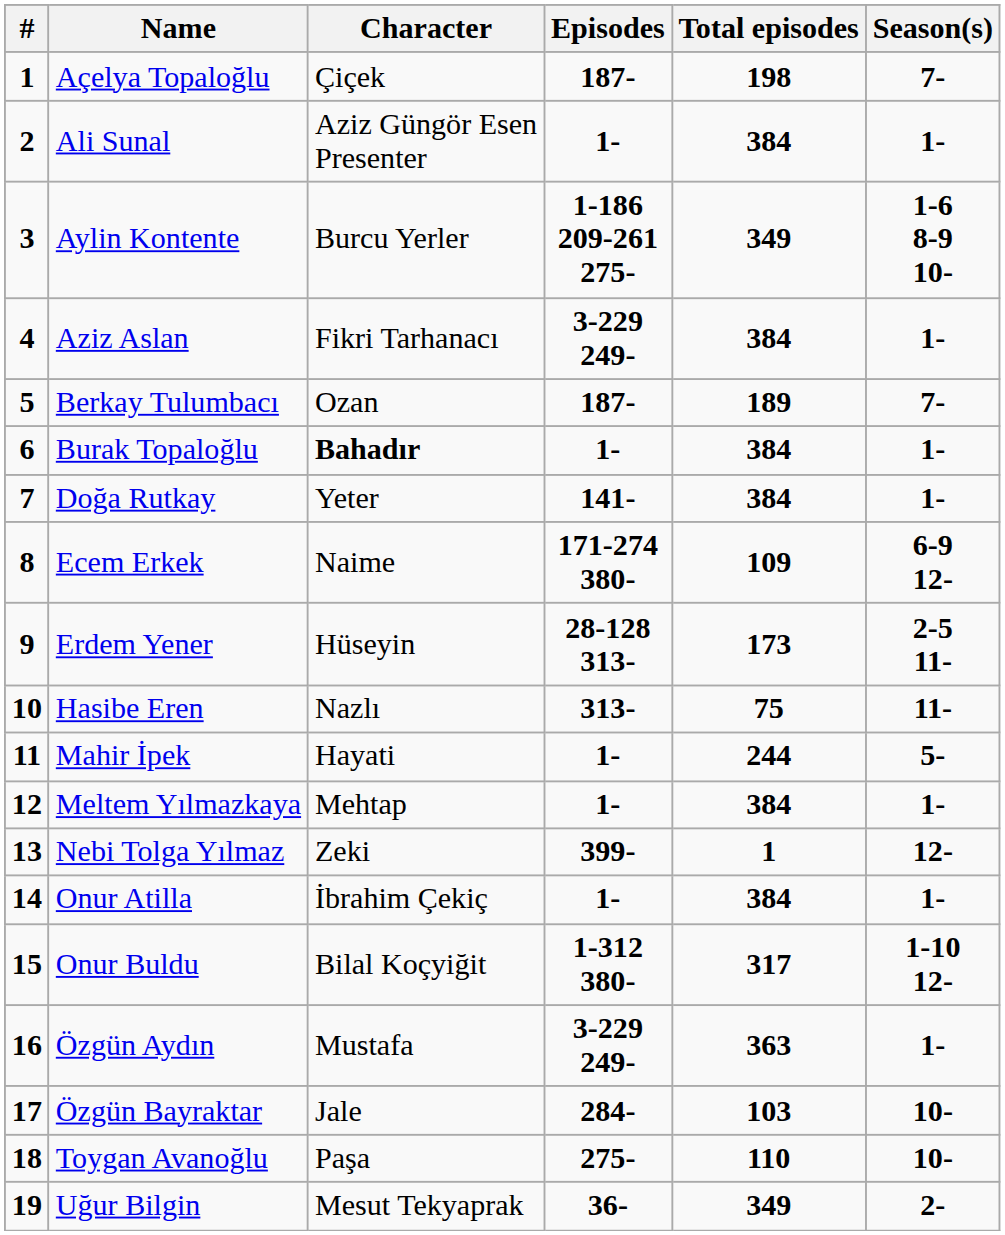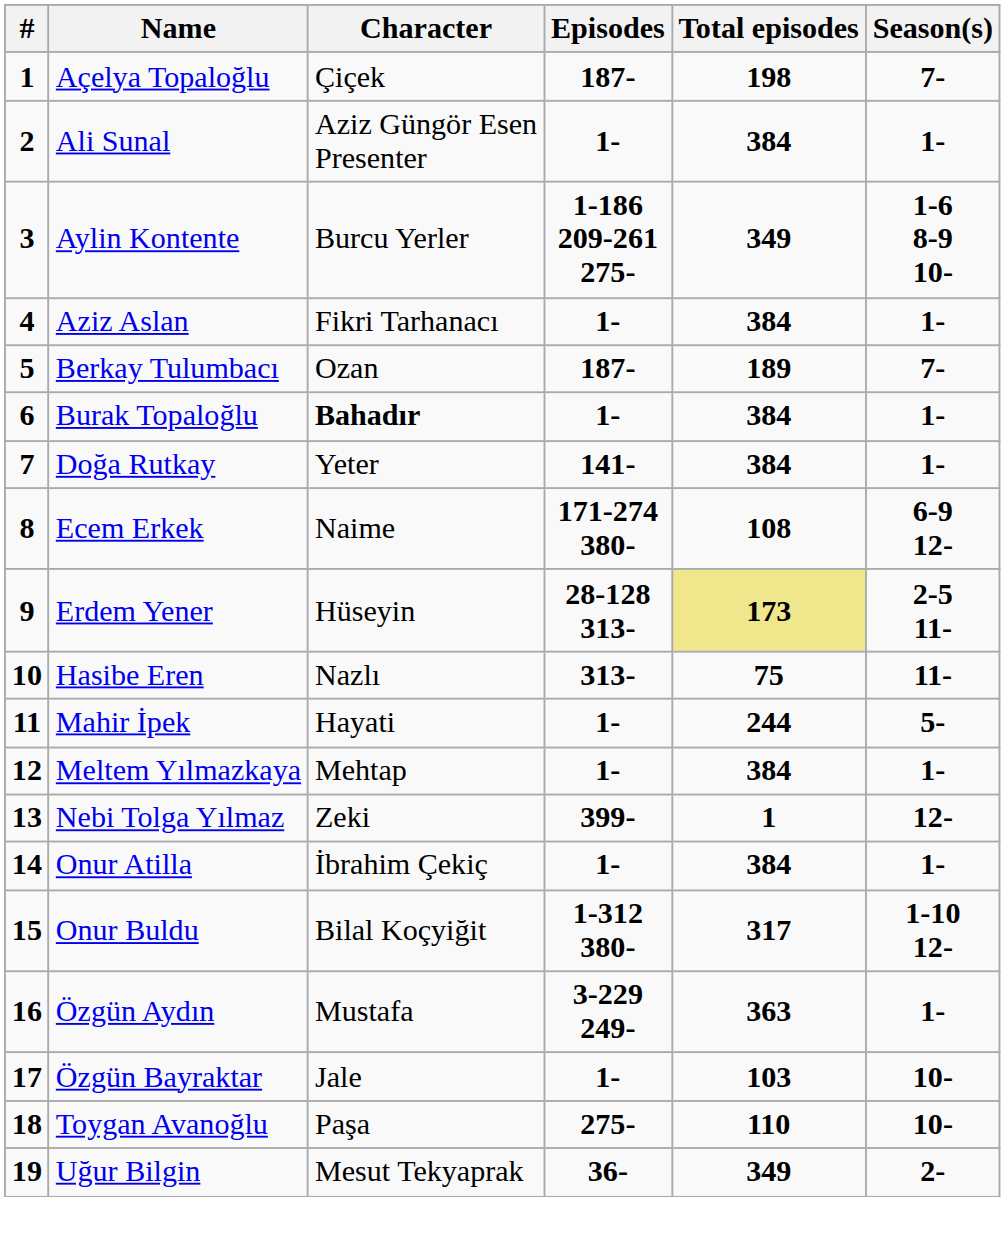(608, 337) 3-229 249- -> (608, 320) 1-
(769, 562) 109 -> (769, 528) 108
(769, 643) no background -> (769, 609) khaki background
(608, 1110) 284- -> (608, 1076) 1-
